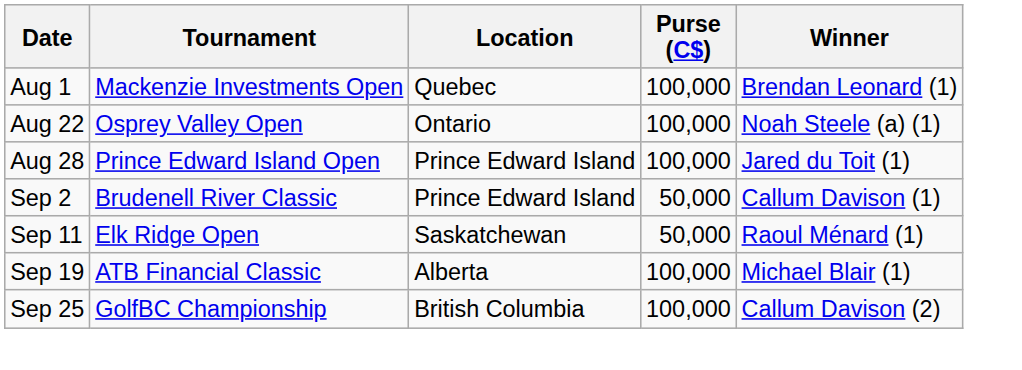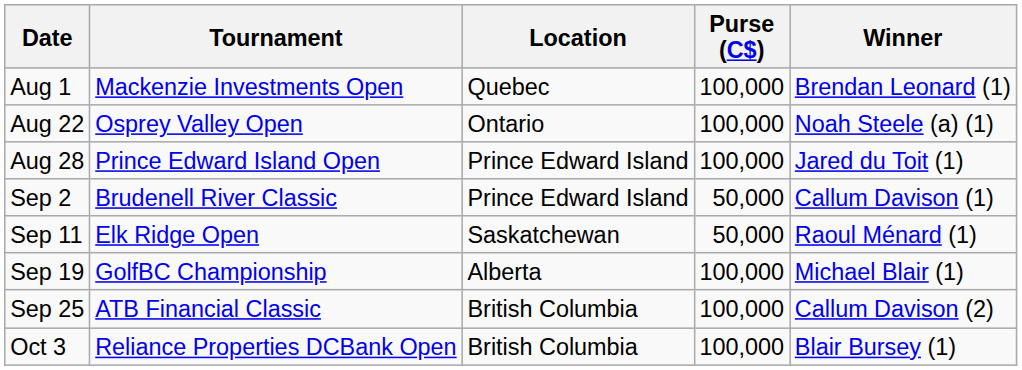(208, 272) ATB Financial Classic -> (211, 272) GolfBC Championship
(211, 309) GolfBC Championship -> (208, 309) ATB Financial Classic
+ row: (38, 346)
